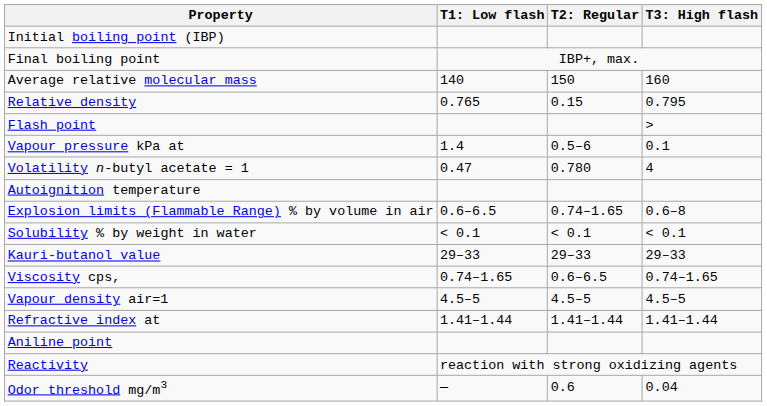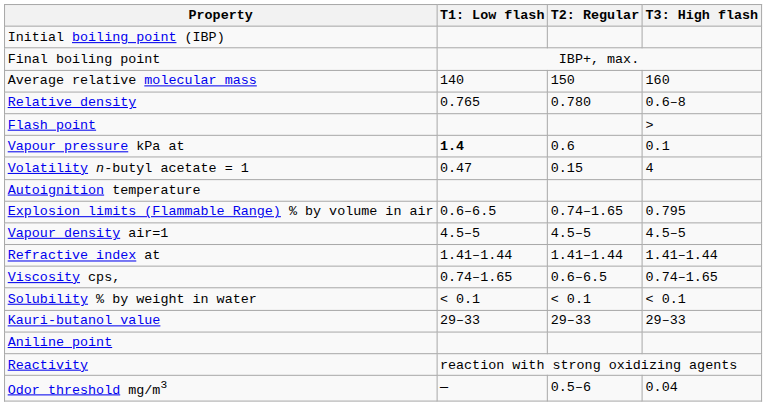(567, 103) 0.15 -> (571, 103) 0.780
(666, 103) 0.795 -> (666, 103) 0.6–8
(452, 146) normal -> (452, 146) bold
(571, 146) 0.5–6 -> (563, 146) 0.6
(571, 168) 0.780 -> (567, 168) 0.15
(666, 212) 0.6–8 -> (666, 212) 0.795
rows swapped: (88, 299) <-> (132, 234)
rows swapped: (84, 321) <-> (84, 255)
(563, 388) 0.6 -> (571, 388) 0.5–6
